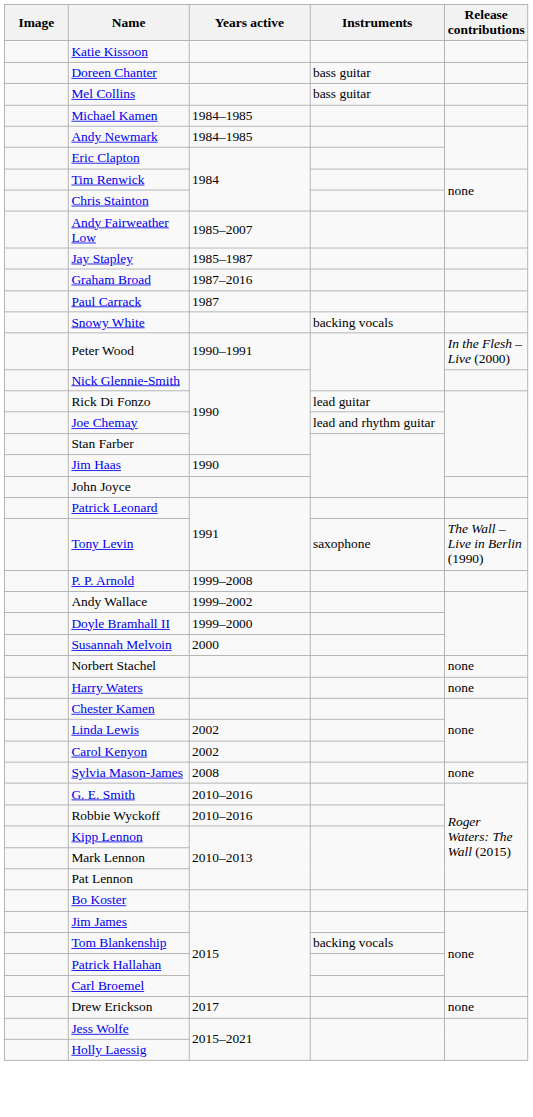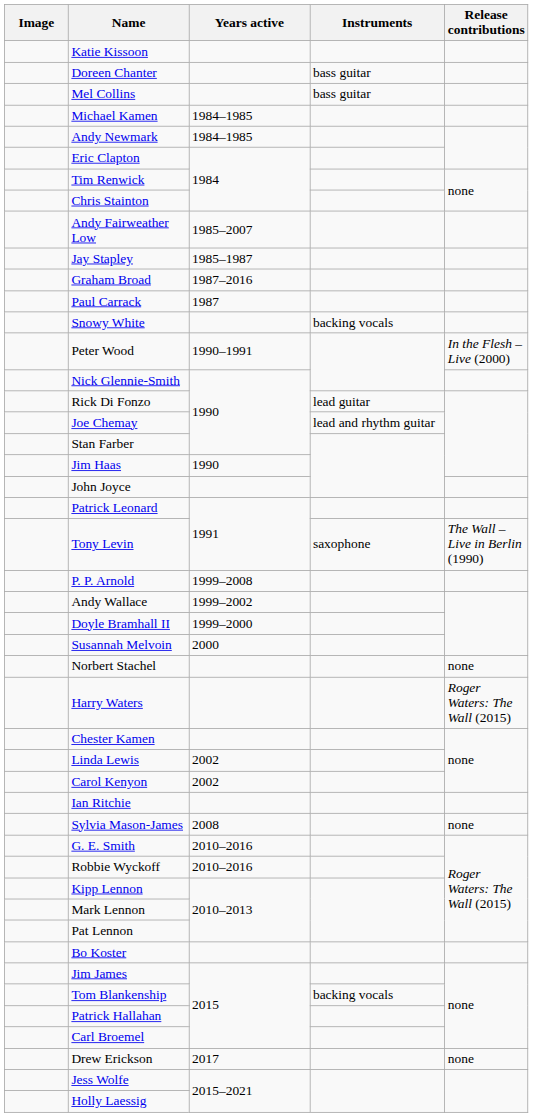(461, 687) none -> (480, 702) Roger Waters: The Wall (2015)
+ row: (101, 803)
